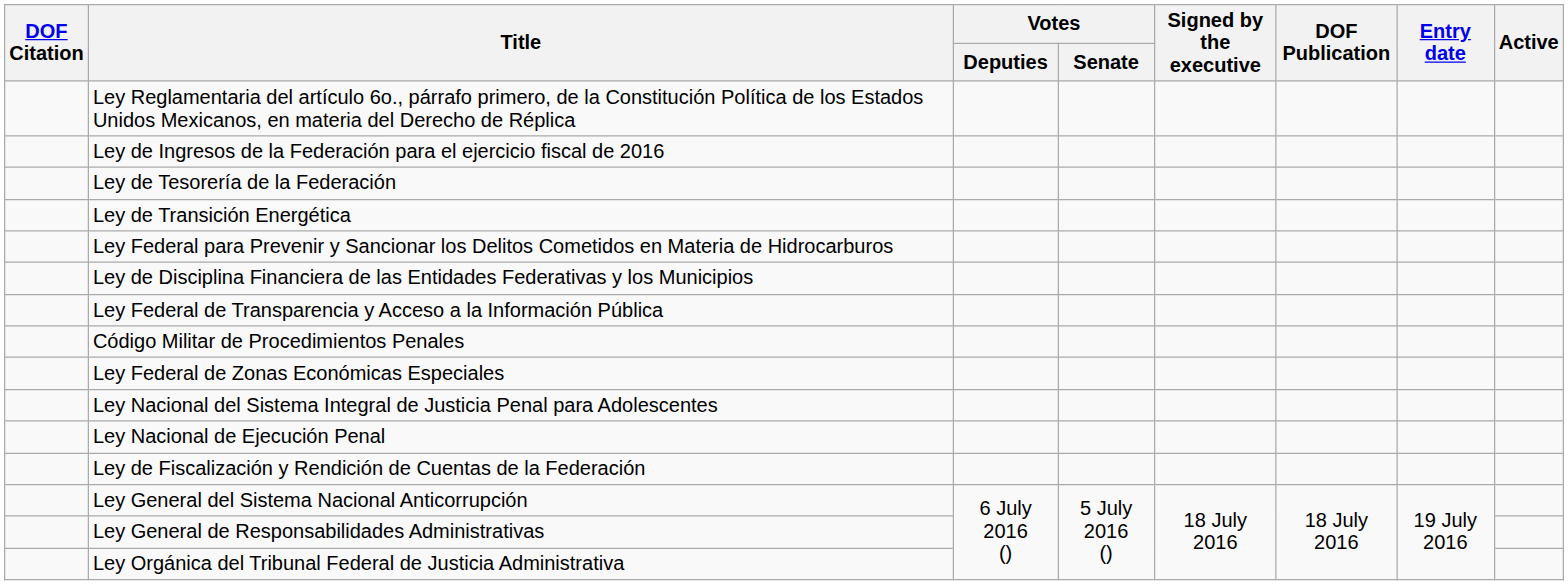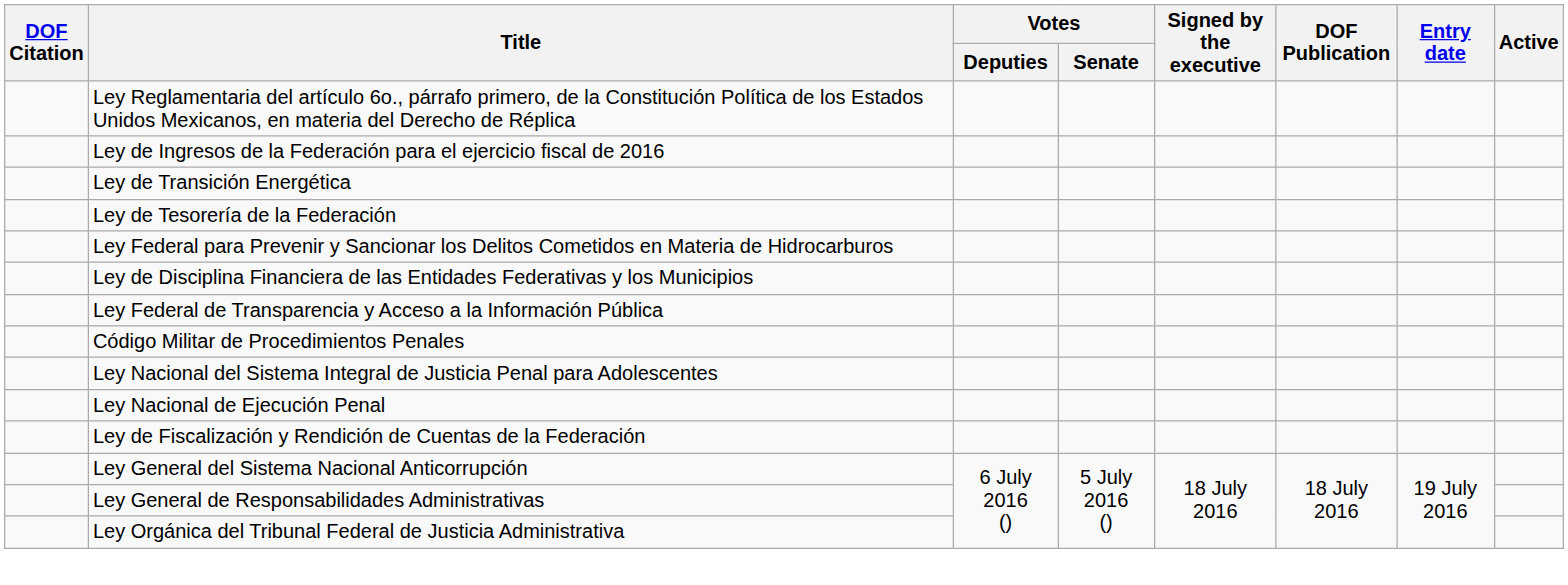rows swapped: (222, 214) <-> (244, 183)
- row: (299, 373)
